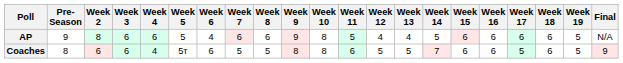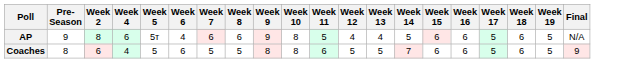- column: (126, 17)
(183, 37) 5 -> (155, 37) 5т
(522, 37) 6 -> (493, 37) 5
(183, 51) 5т -> (155, 51) 5
